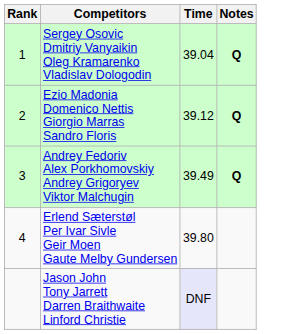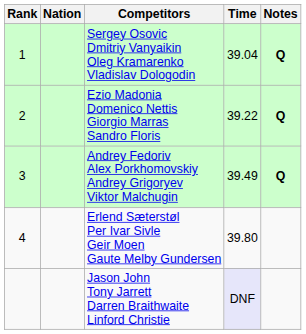+ column: (62, 14)
(198, 115) 39.12 -> (242, 115) 39.22
